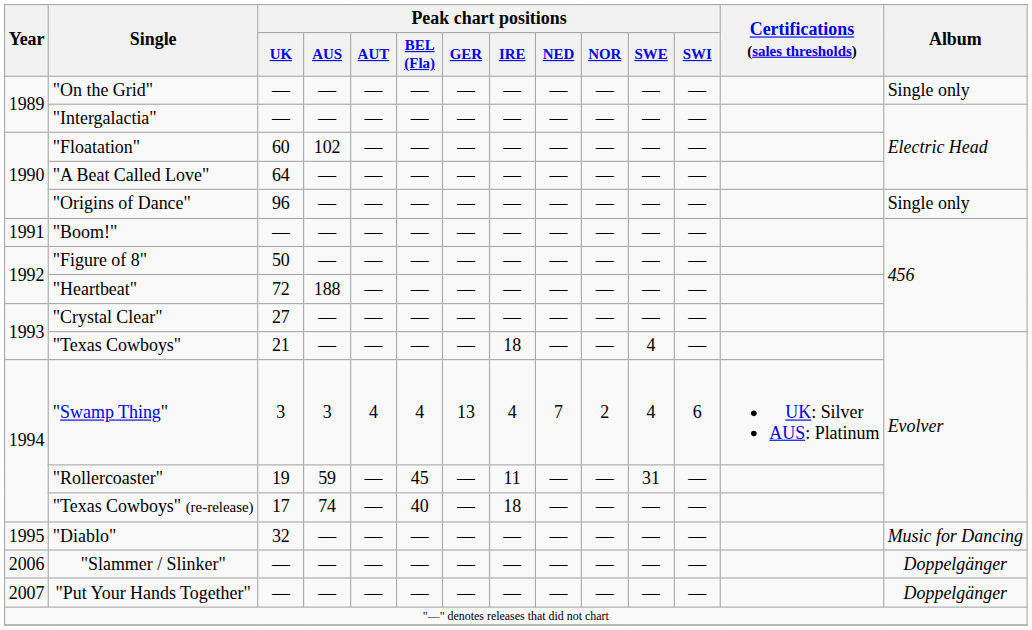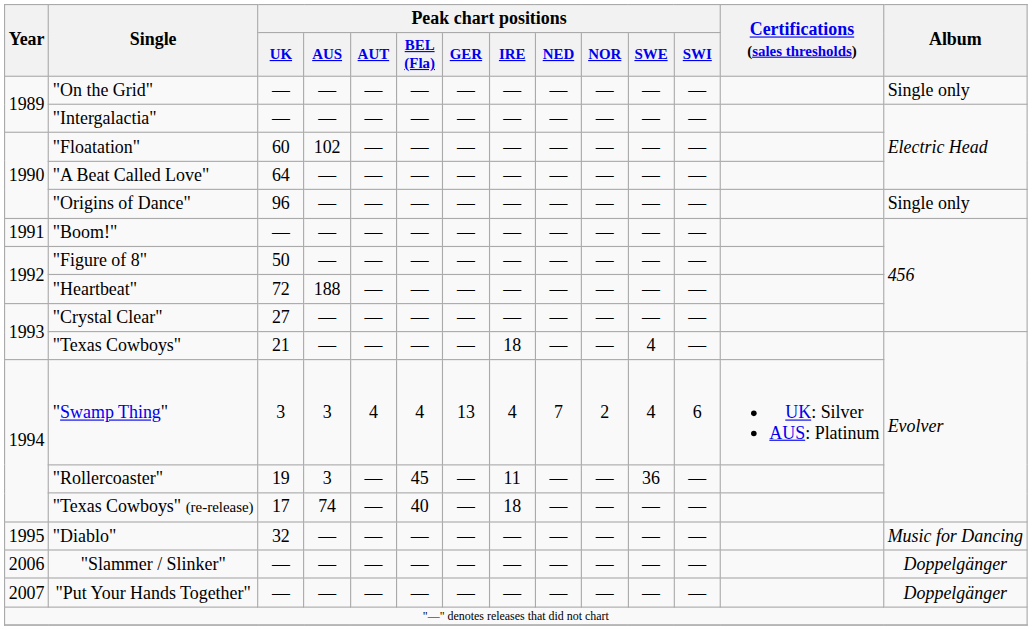(327, 478) 59 -> (327, 478) 3
(651, 478) 31 -> (651, 478) 36
